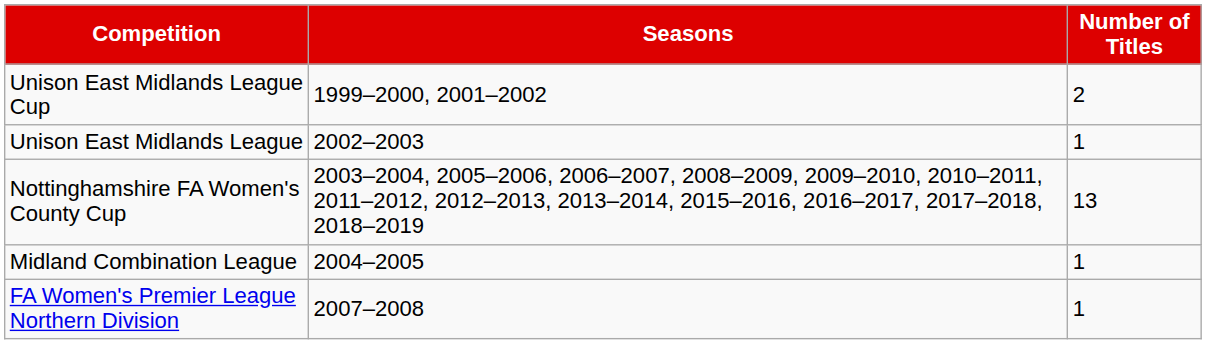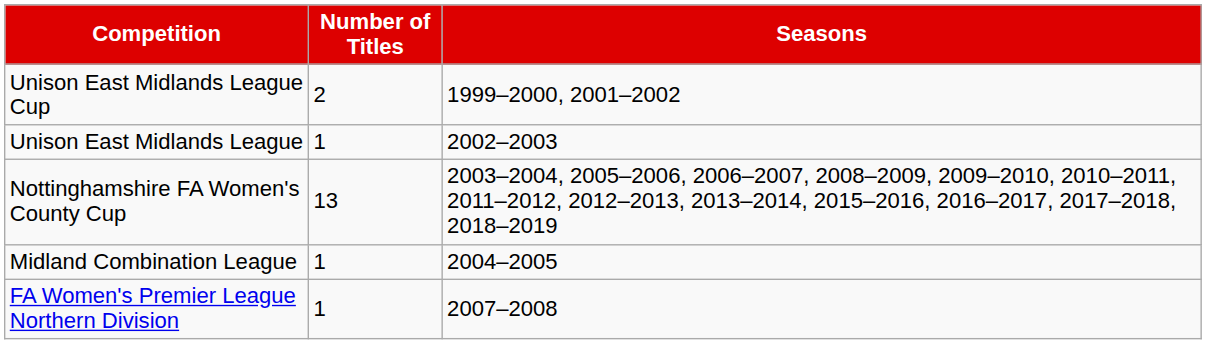columns swapped: (1134, 34) <-> (688, 34)
